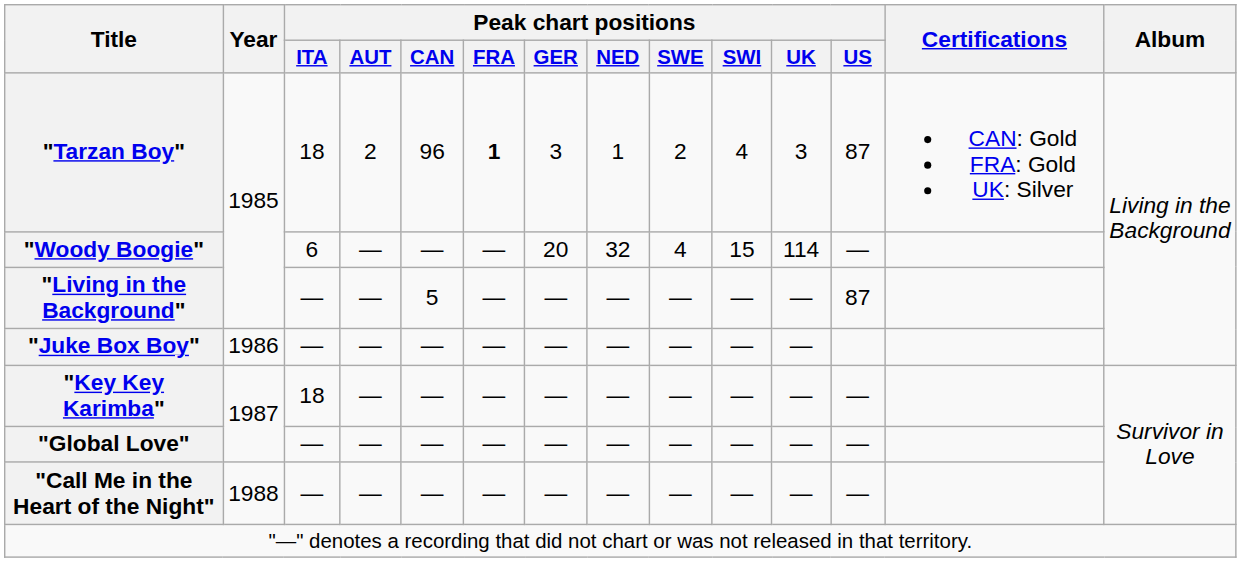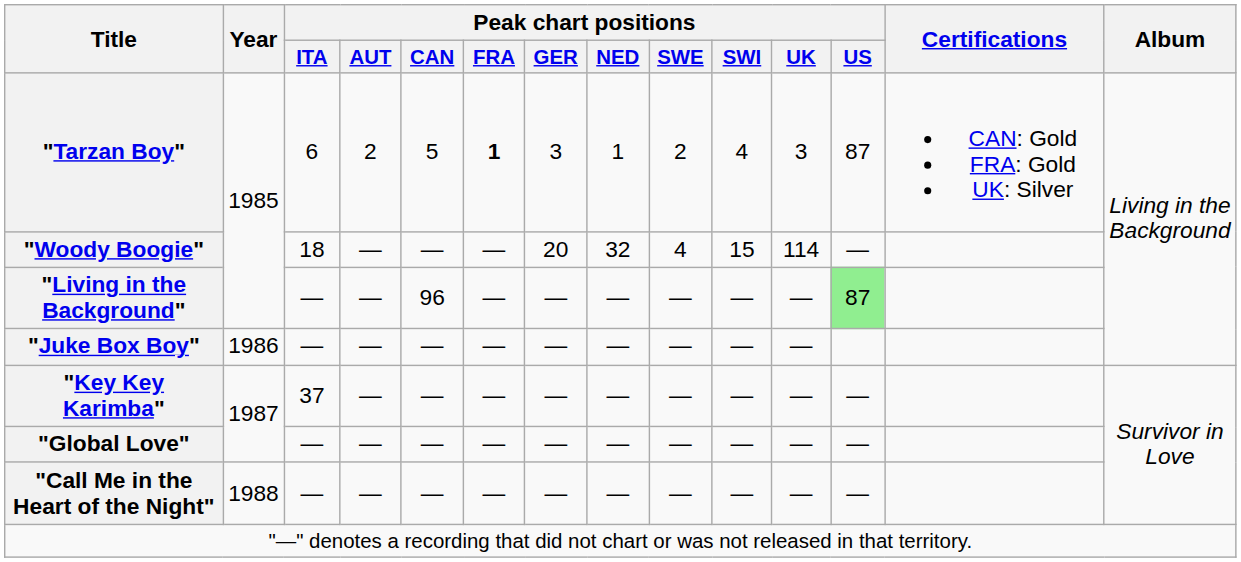(312, 151) 18 -> (312, 151) 6
(432, 151) 96 -> (432, 151) 5
(312, 249) 6 -> (312, 249) 18
(432, 297) 5 -> (432, 297) 96
(858, 297) no background -> (858, 297) lightgreen background
(312, 395) 18 -> (312, 395) 37
